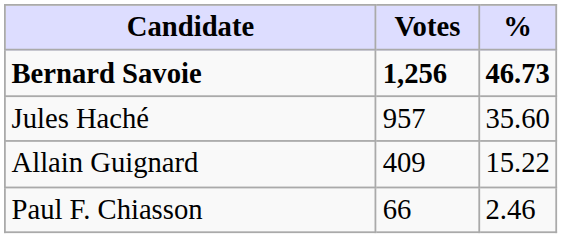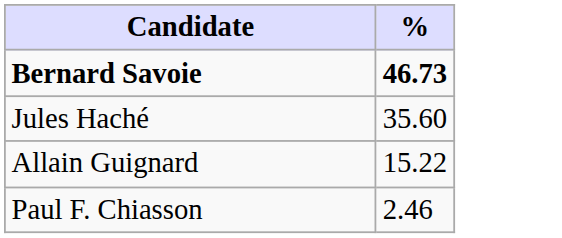- column: (427, 27)
